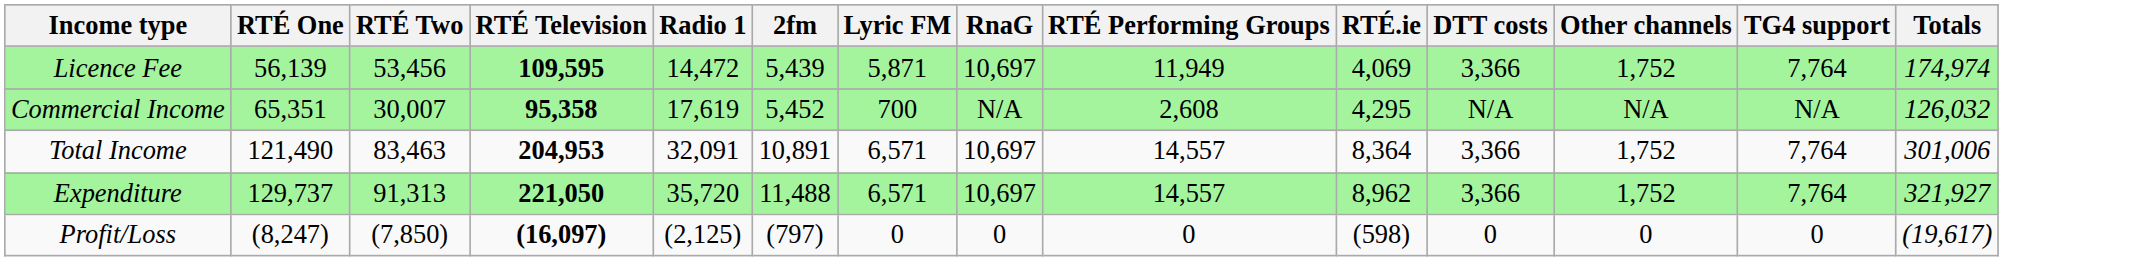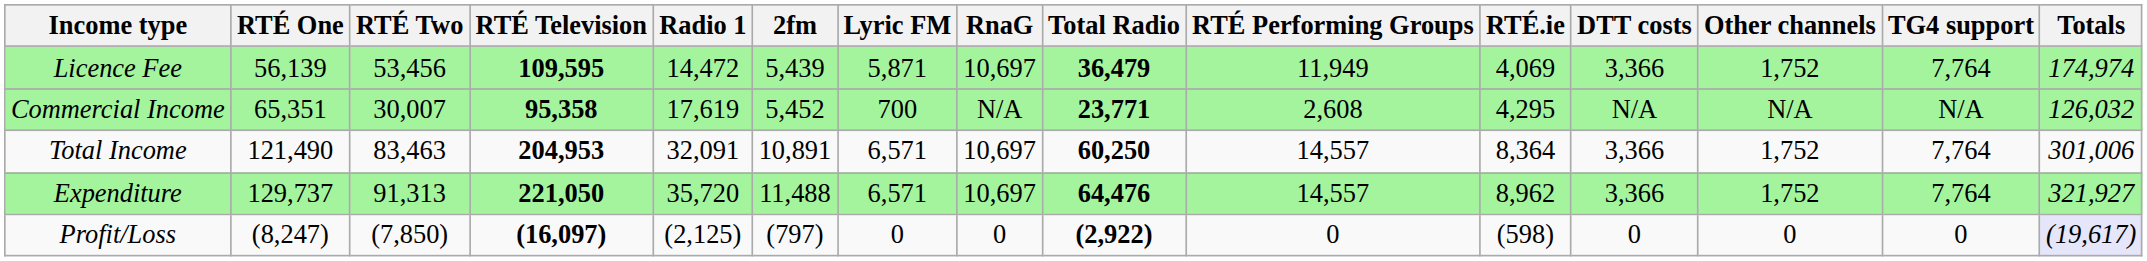+ column: (1114, 25)
(1947, 234) no background -> (2091, 234) lavender background
